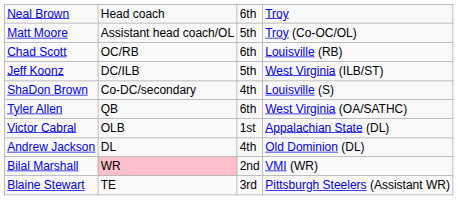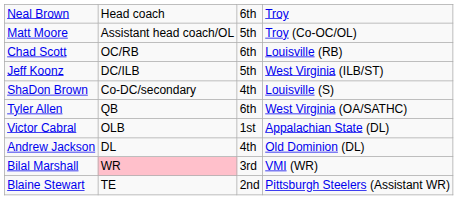(250, 166) 2nd -> (248, 166) 3rd
(248, 185) 3rd -> (250, 185) 2nd
